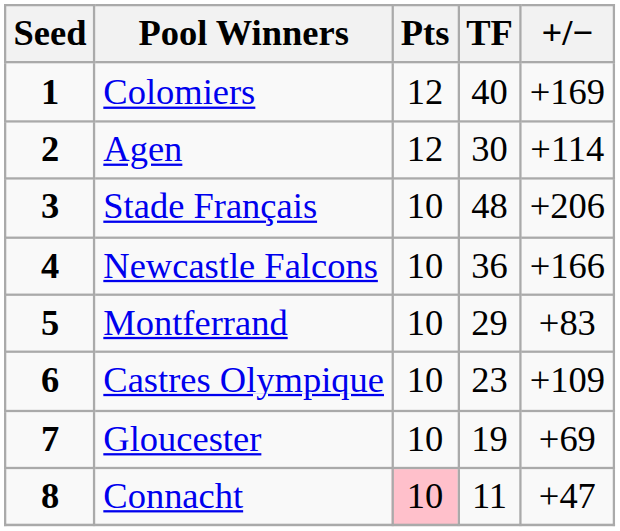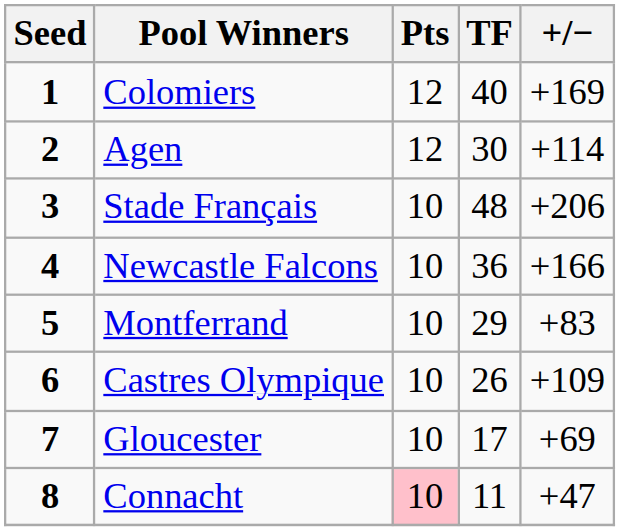(490, 380) 23 -> (490, 380) 26
(490, 438) 19 -> (490, 438) 17
